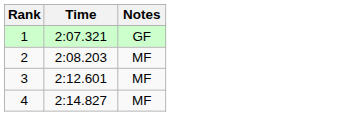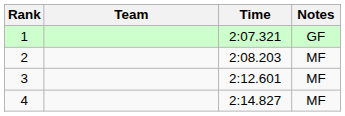+ column: (131, 15)
